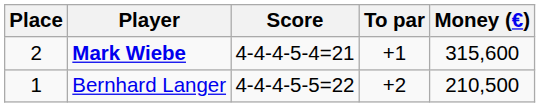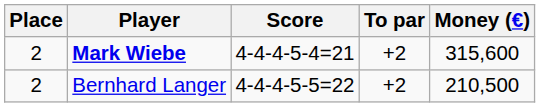(394, 53) +1 -> (394, 53) +2
(36, 85) 1 -> (36, 85) 2
